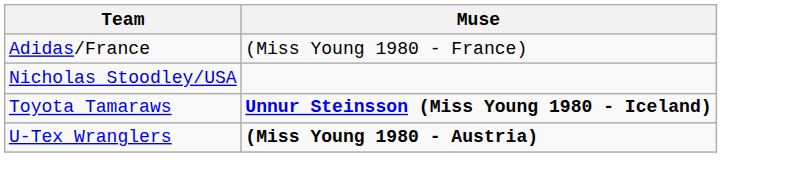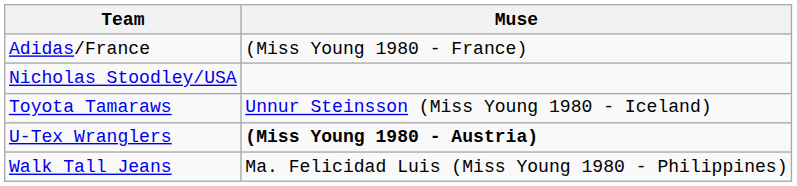(478, 108) bold -> (478, 108) normal
+ row: (90, 167)
